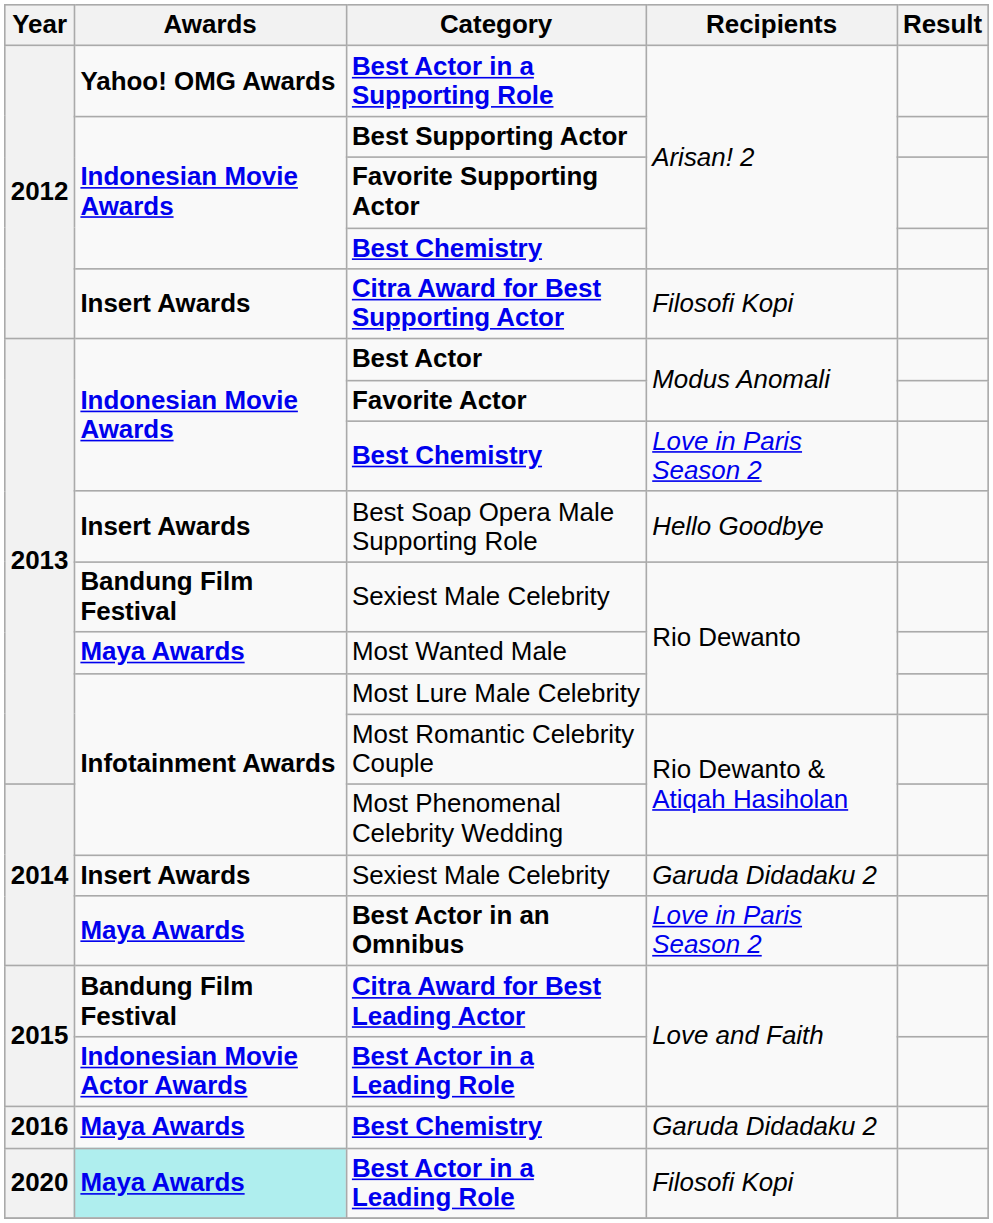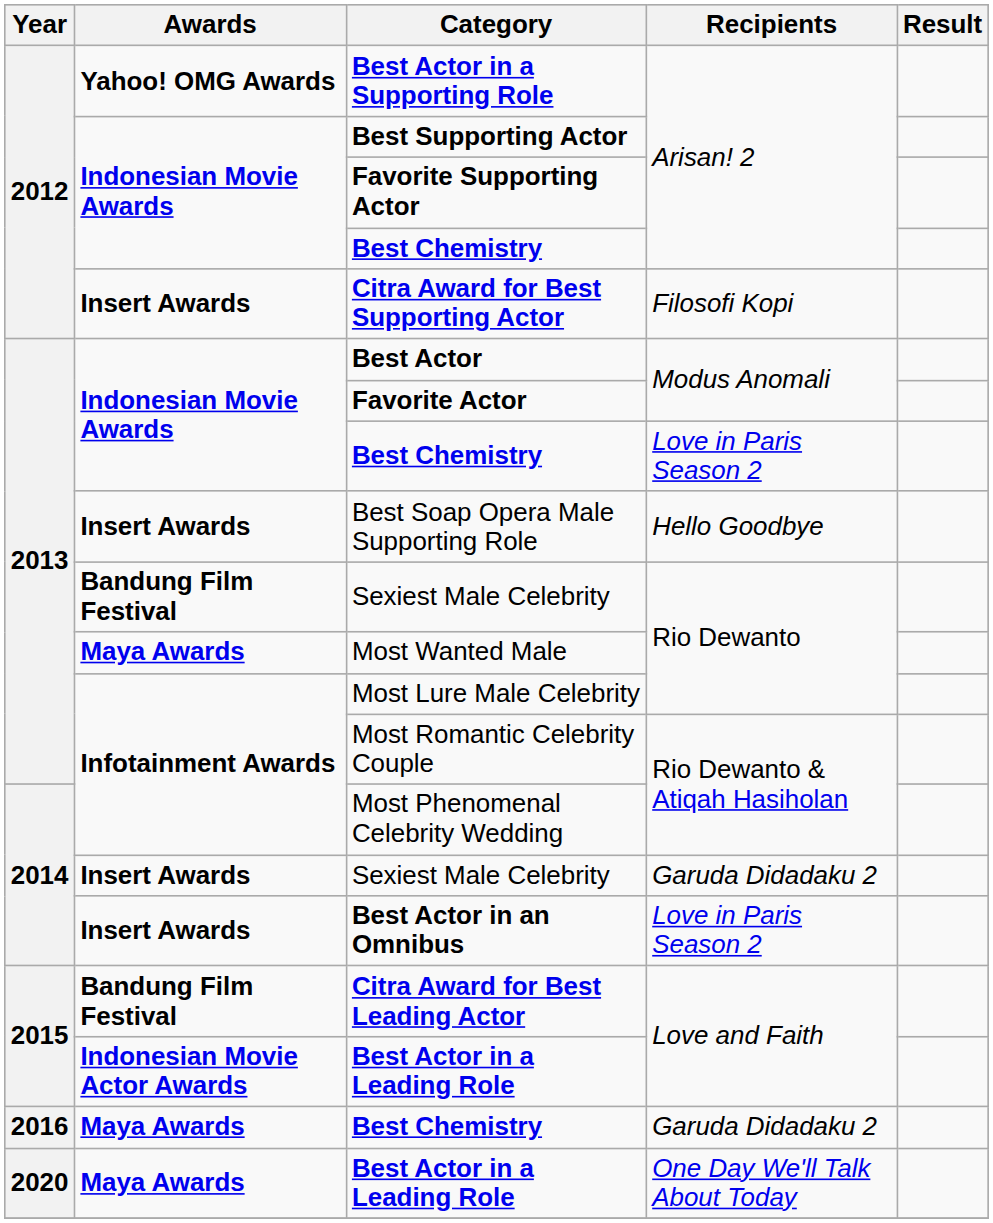(163, 930) Maya Awards -> (165, 930) Insert Awards
(163, 1182) paleturquoise background -> (163, 1182) no background
(723, 1182) Filosofi Kopi -> (761, 1182) One Day We'll Talk About Today
